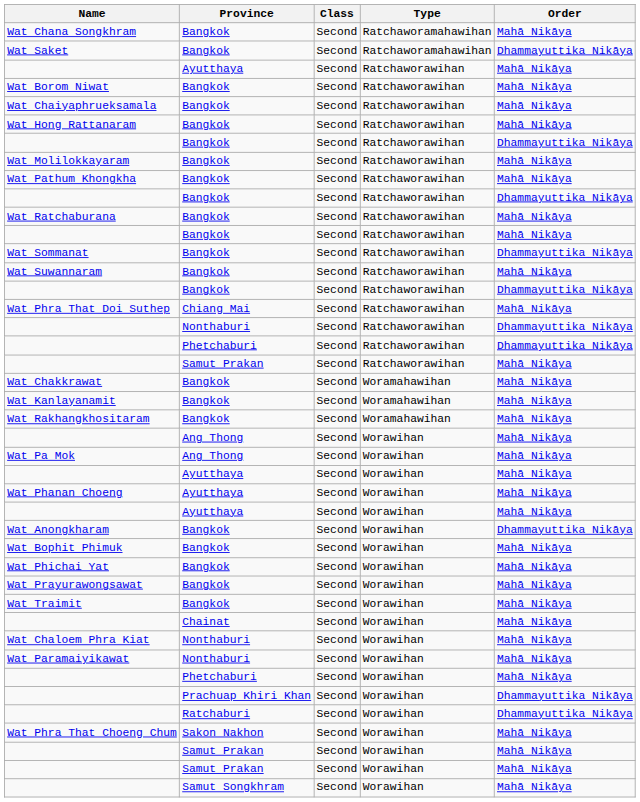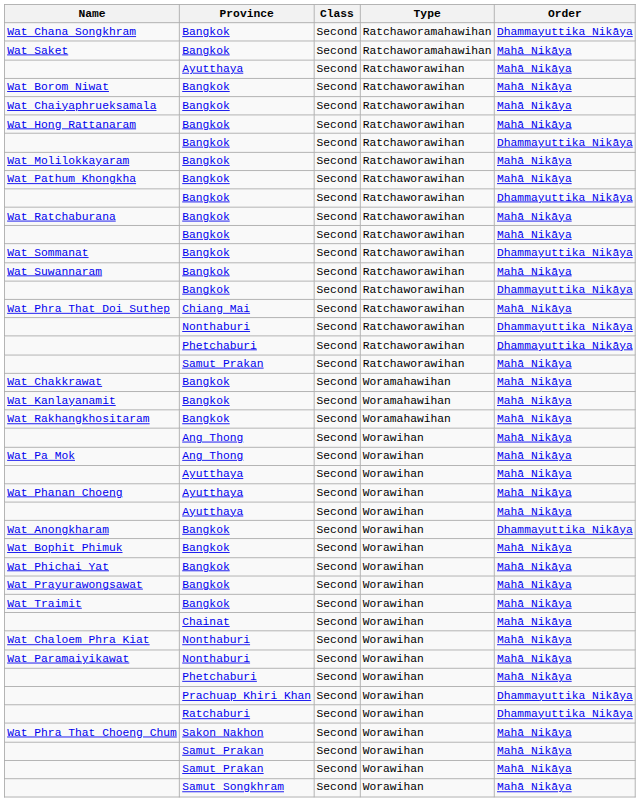(534, 32) Mahā Nikāya -> (565, 32) Dhammayuttika Nikāya
(565, 51) Dhammayuttika Nikāya -> (534, 51) Mahā Nikāya
